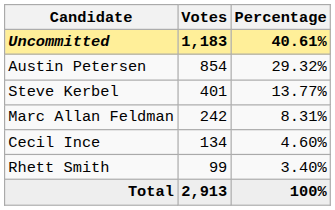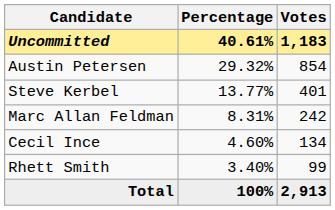columns swapped: (204, 17) <-> (281, 17)
